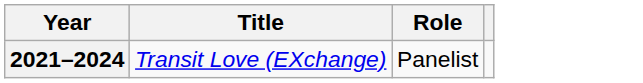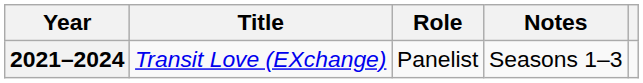+ column: (556, 22)
